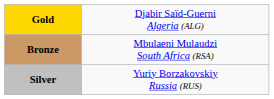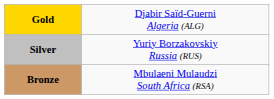rows swapped: (43, 79) <-> (43, 49)
